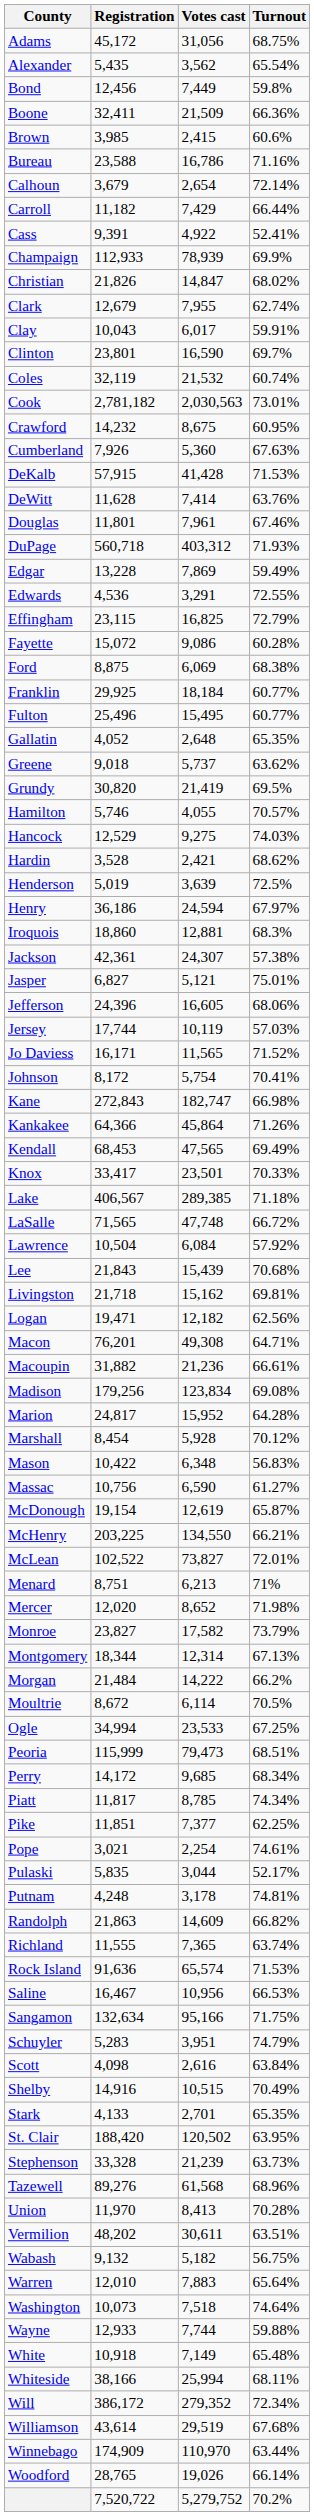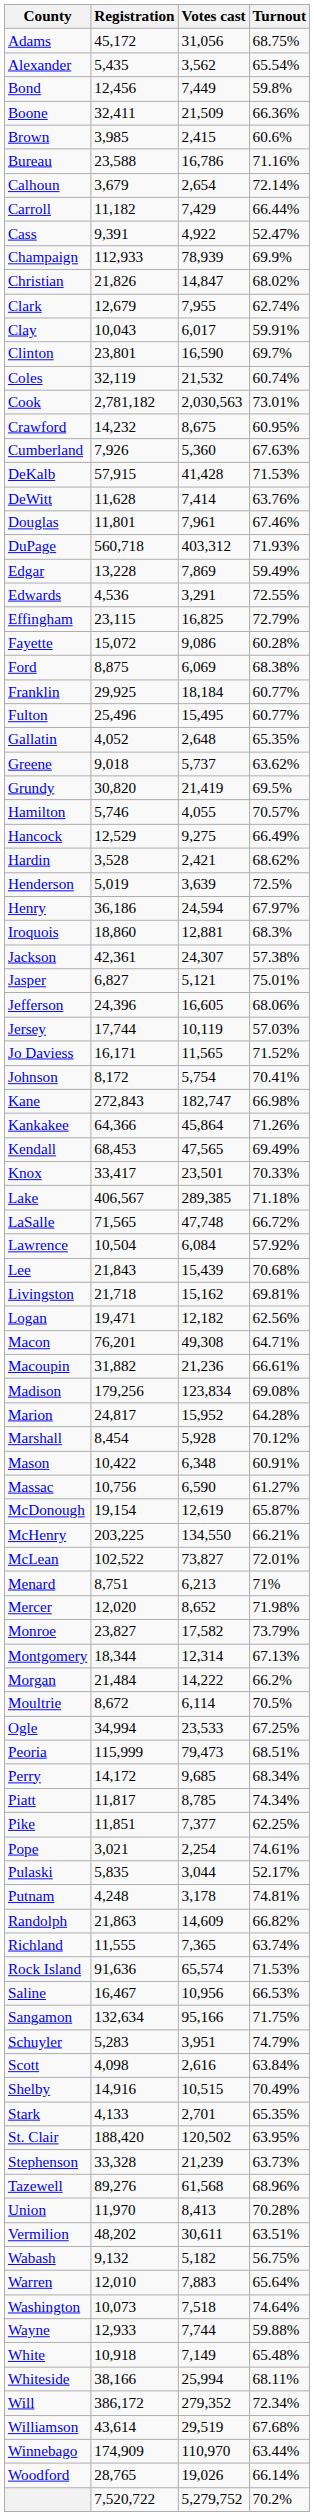(276, 233) 52.41% -> (276, 233) 52.47%
(276, 836) 74.03% -> (276, 836) 66.49%
(276, 1462) 56.83% -> (276, 1462) 60.91%
